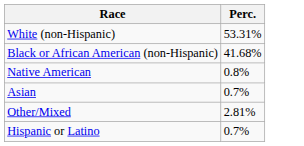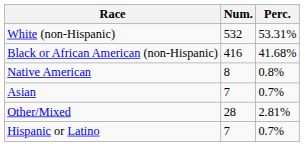+ column: (238, 14)
